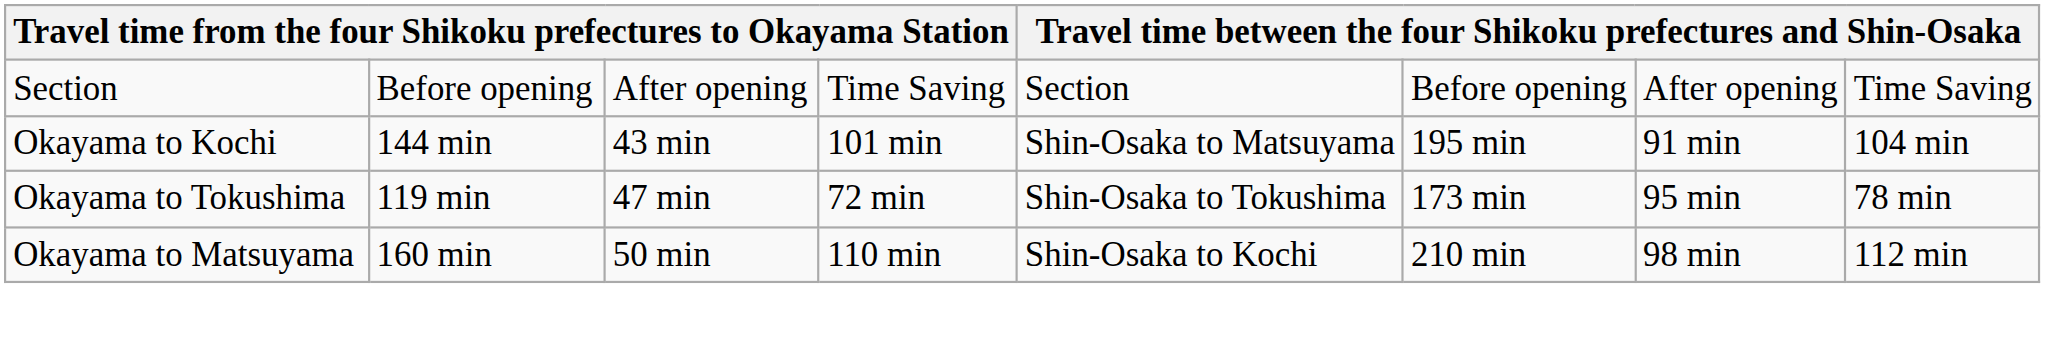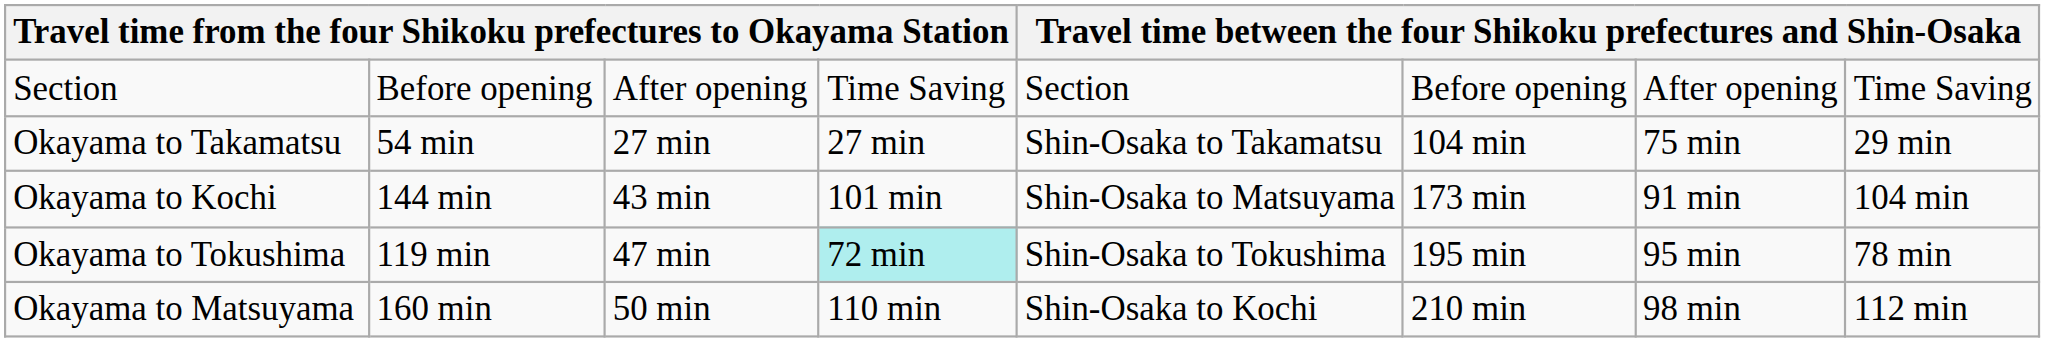+ row: (177, 142)
(1469, 142) 195 min -> (1469, 198) 173 min
(876, 198) no background -> (876, 253) paleturquoise background
(1469, 198) 173 min -> (1469, 253) 195 min
